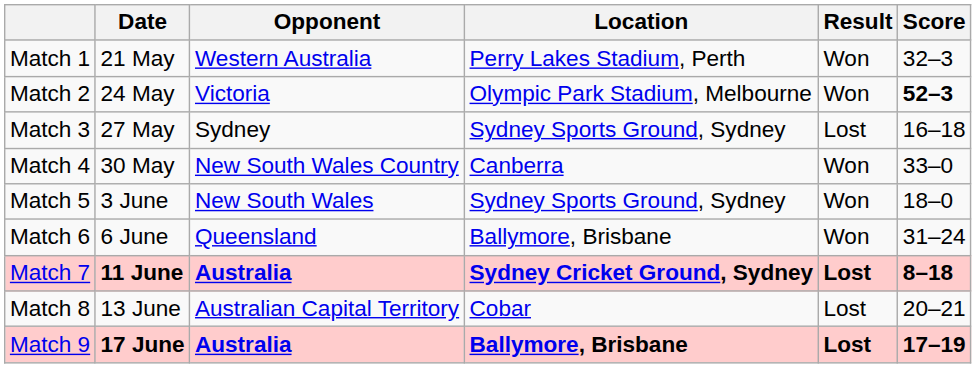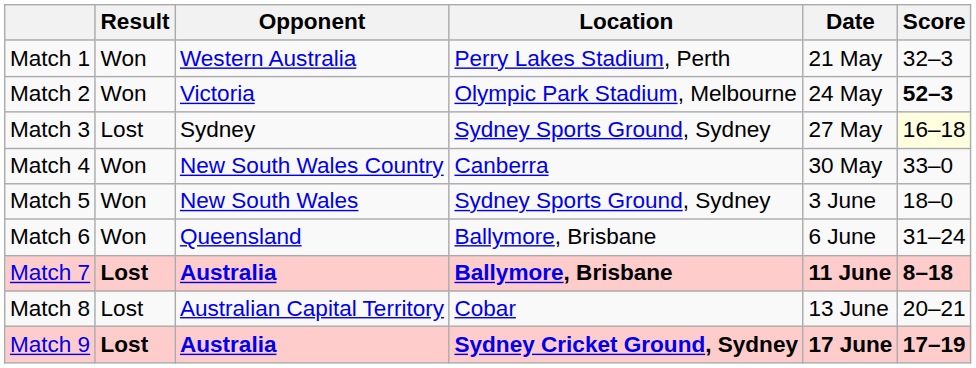columns swapped: (143, 22) <-> (858, 22)
(934, 129) no background -> (934, 129) lightyellow background
(641, 272) Sydney Cricket Ground, Sydney -> (564, 272) Ballymore, Brisbane
(579, 344) Ballymore, Brisbane -> (626, 344) Sydney Cricket Ground, Sydney
